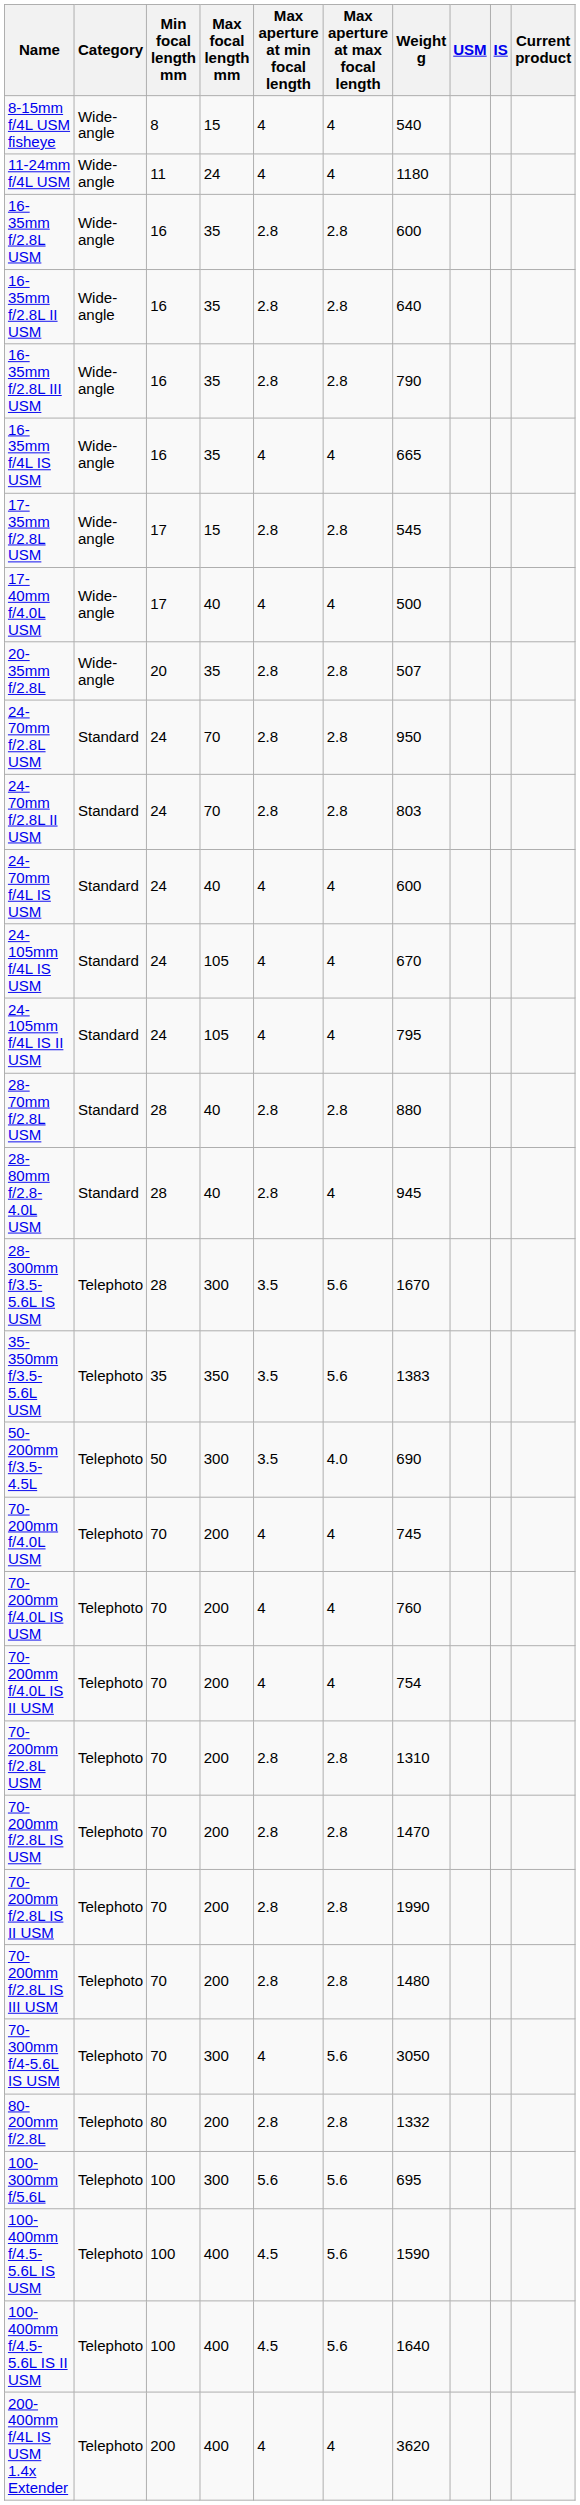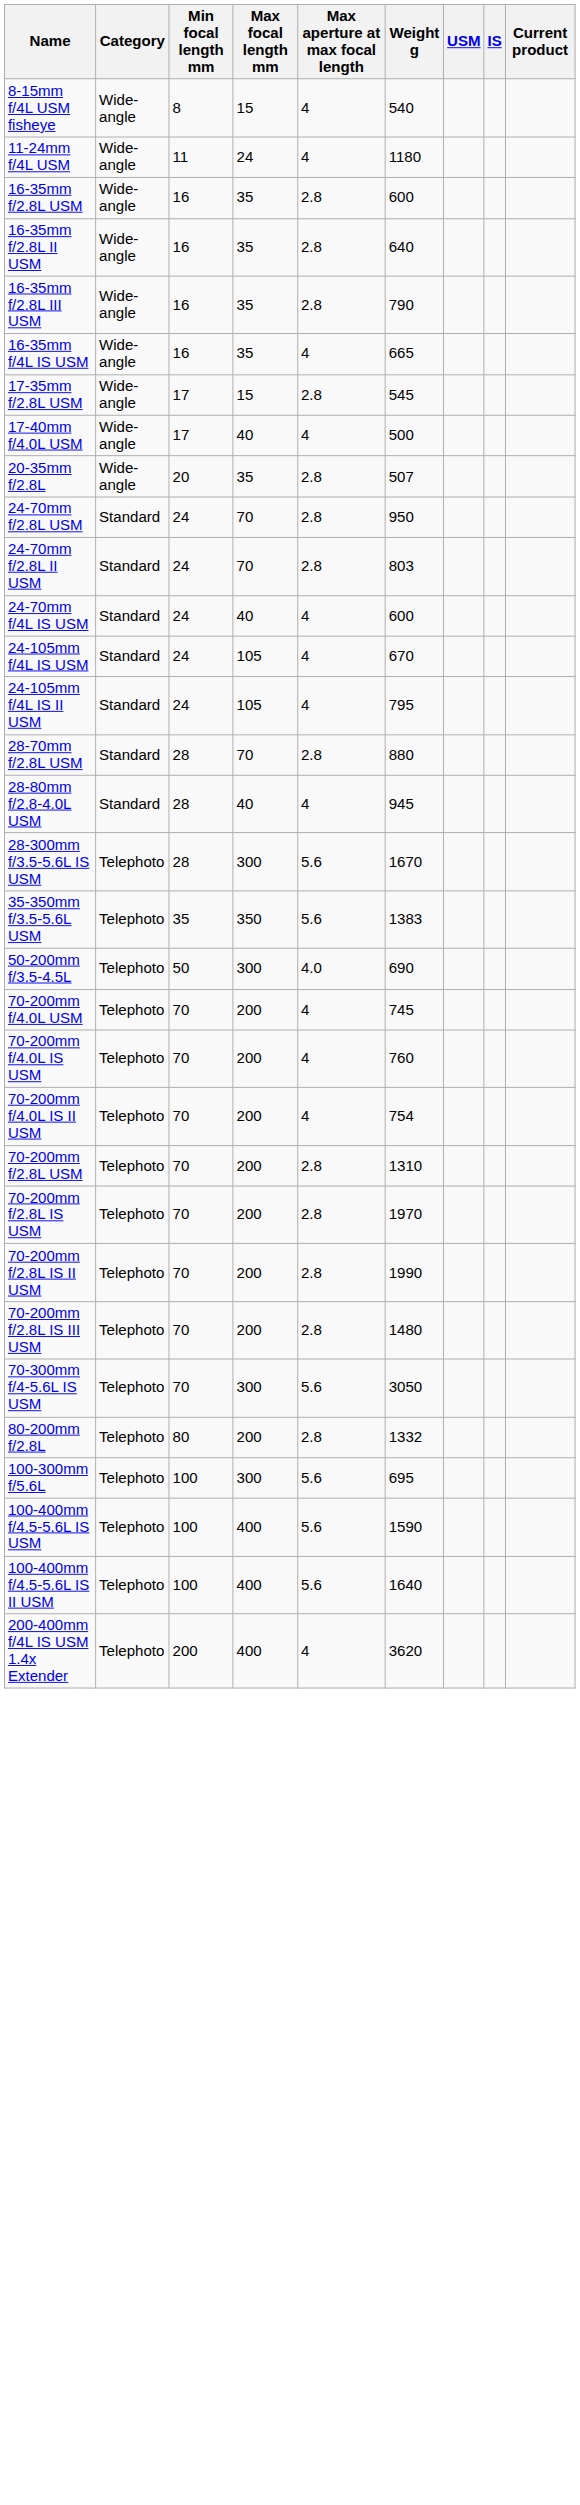- column: (288, 50)
(212, 1110) 40 -> (245, 754) 70
(413, 1832) 1470 -> (405, 1214) 1970
